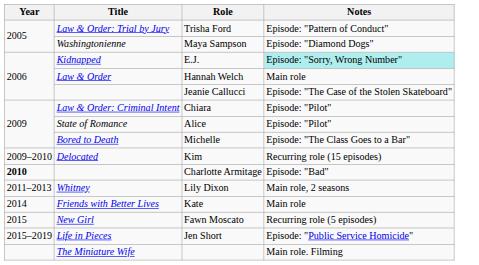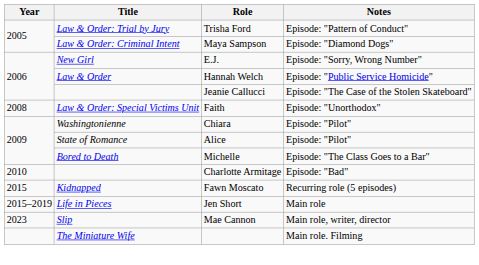(91, 44) Washingtonienne -> (118, 44) Law & Order: Criminal Intent
(79, 60) Kidnapped -> (75, 60) New Girl
(334, 60) paleturquoise background -> (354, 60) no background
(286, 76) Main role -> (359, 76) Episode: "Public Service Homicide"
+ row: (214, 108)
(118, 108) Law & Order: Criminal Intent -> (91, 124) Washingtonienne
- row: (193, 156)
(17, 172) bold -> (17, 172) normal
- row: (206, 188)
- row: (194, 204)
(75, 220) New Girl -> (79, 188) Kidnapped
(340, 236) Episode: "Public Service Homicide" -> (306, 204) Main role
+ row: (230, 220)
